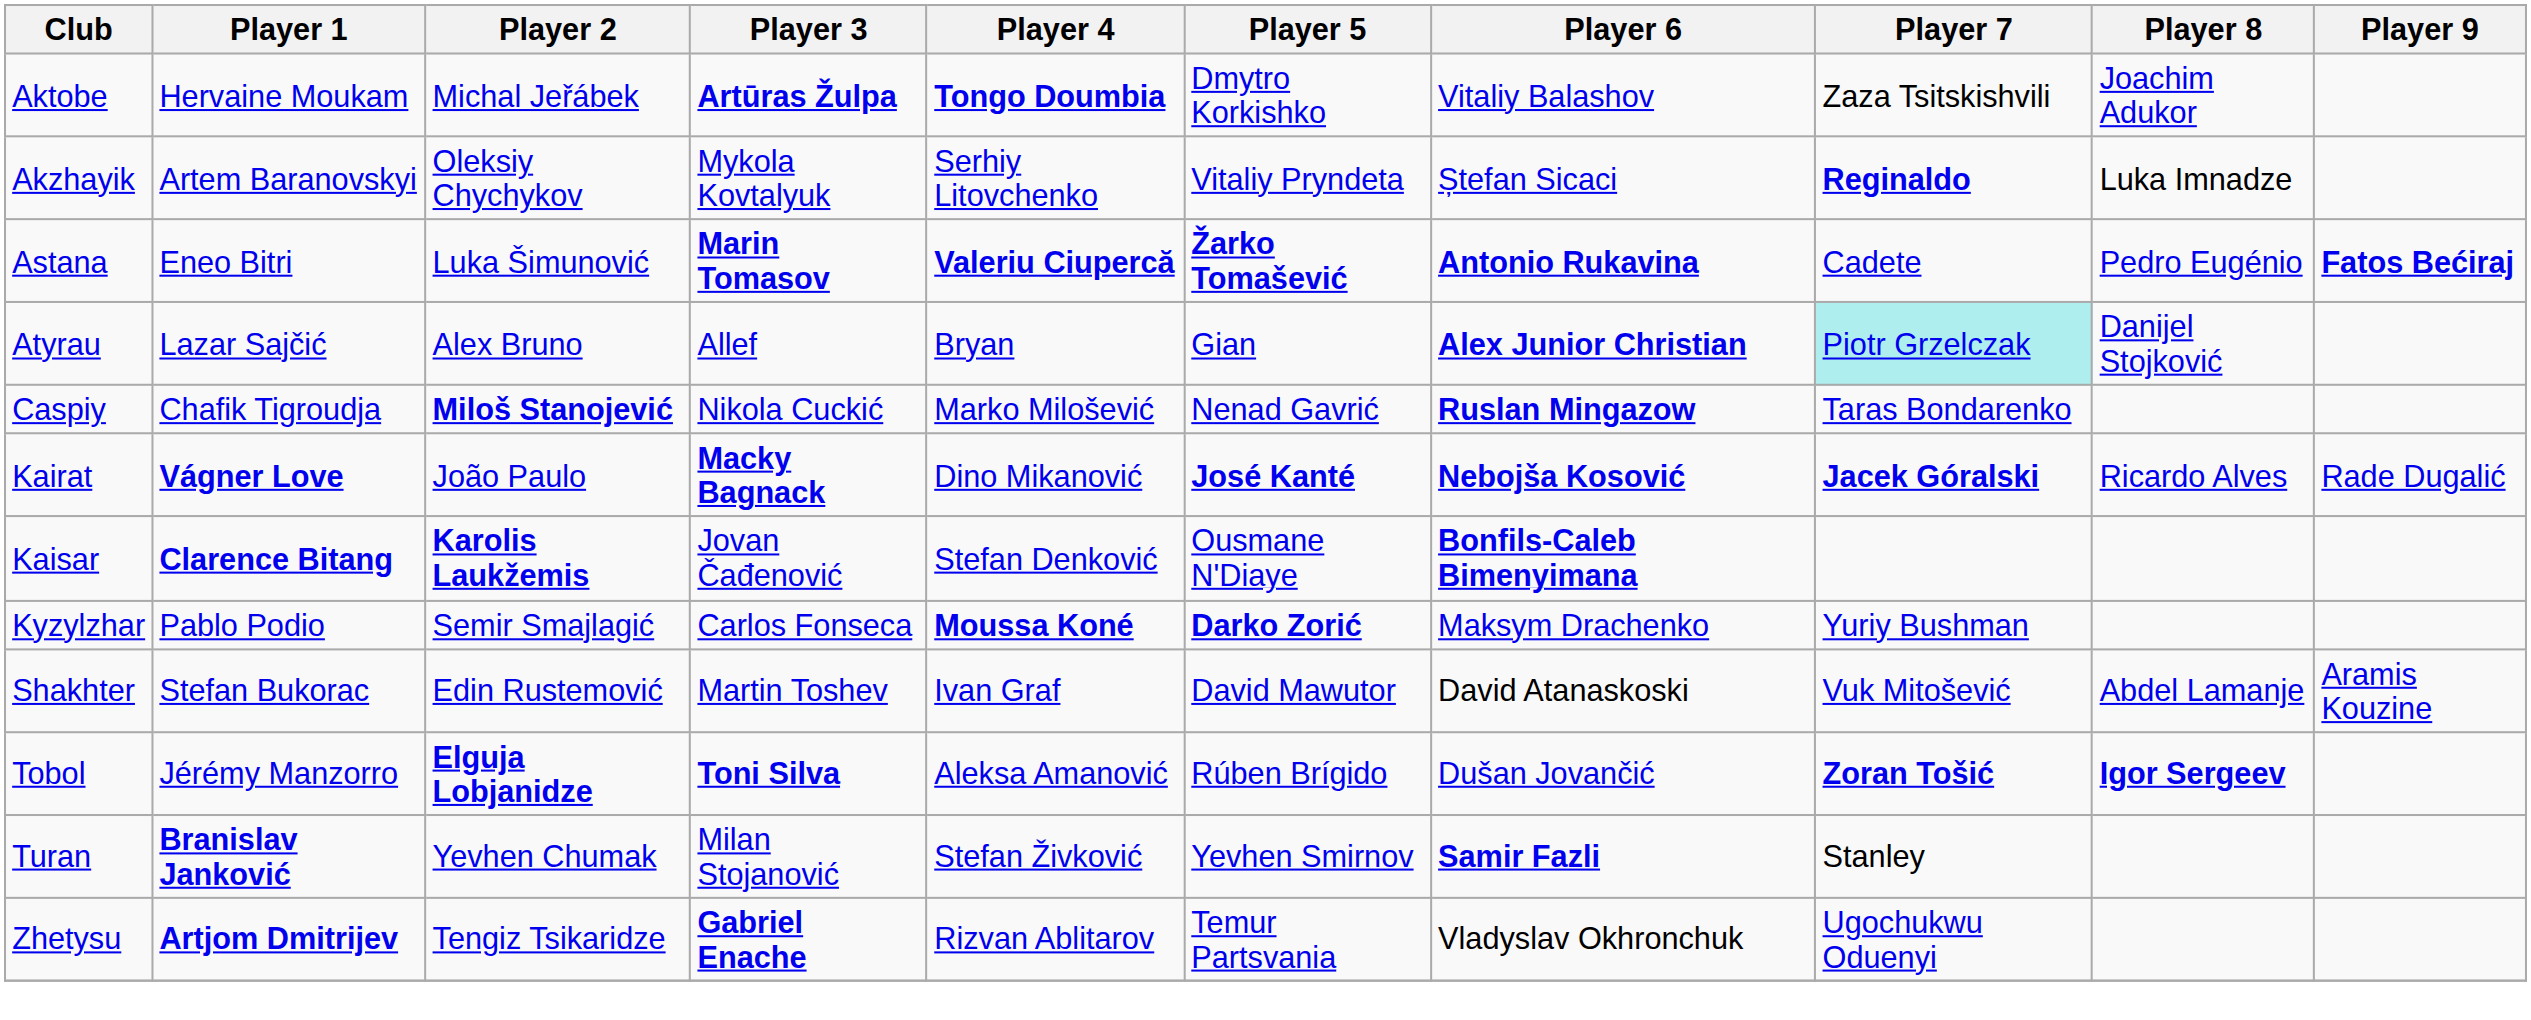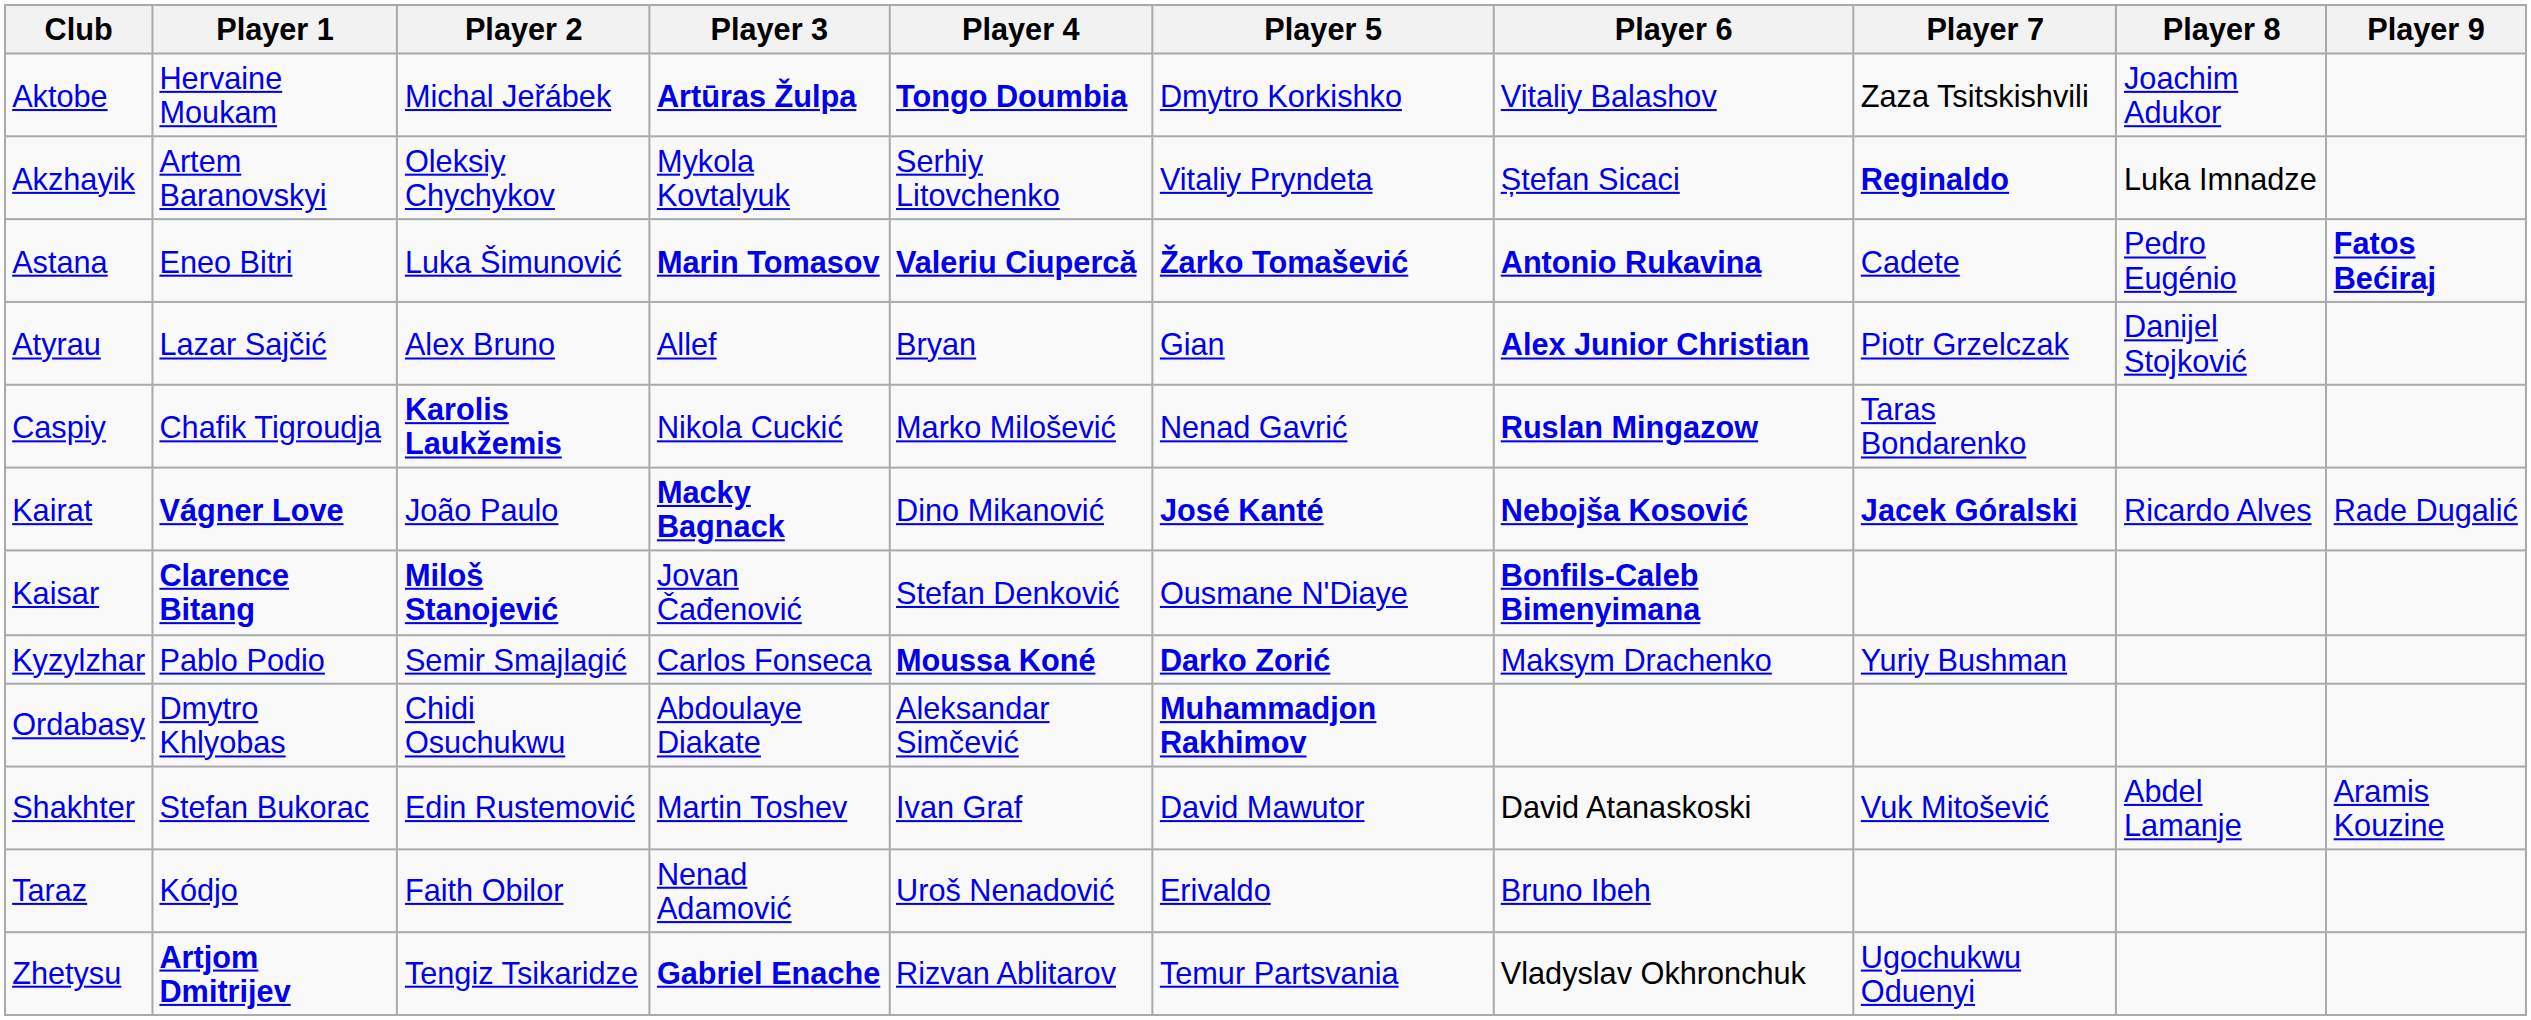(1927, 344) paleturquoise background -> (1965, 344) no background
(553, 410) Miloš Stanojević -> (483, 427) Karolis Laukžemis
(511, 559) Karolis Laukžemis -> (482, 593) Miloš Stanojević
+ row: (79, 725)
+ row: (50, 890)
- row: (49, 773)
- row: (52, 856)
